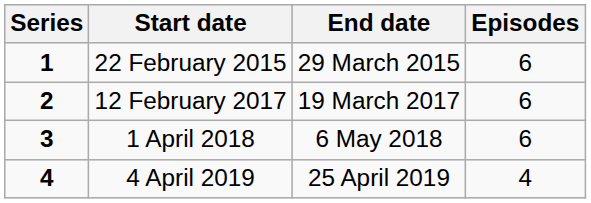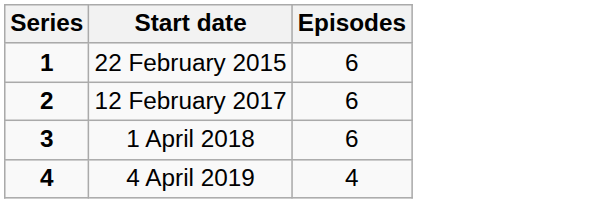- column: (379, 23)
